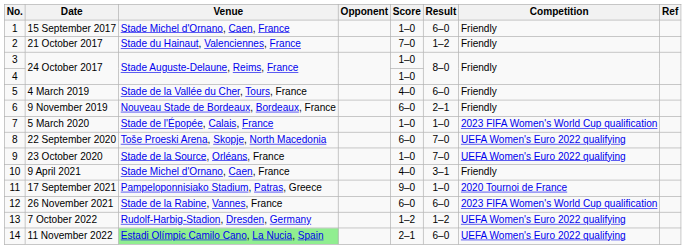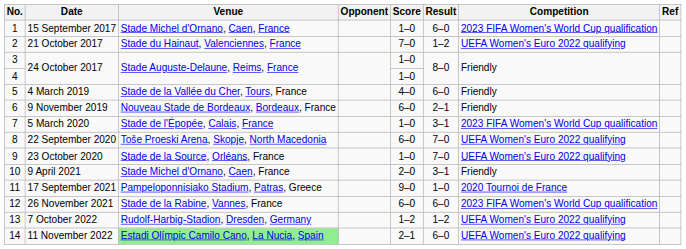(479, 28) Friendly -> (559, 28) 2023 FIFA Women's World Cup qualification
(479, 44) Friendly -> (543, 44) UEFA Women's Euro 2022 qualifying
(441, 124) 1–0 -> (441, 124) 3–1
(407, 172) 4–0 -> (407, 172) 2–0
